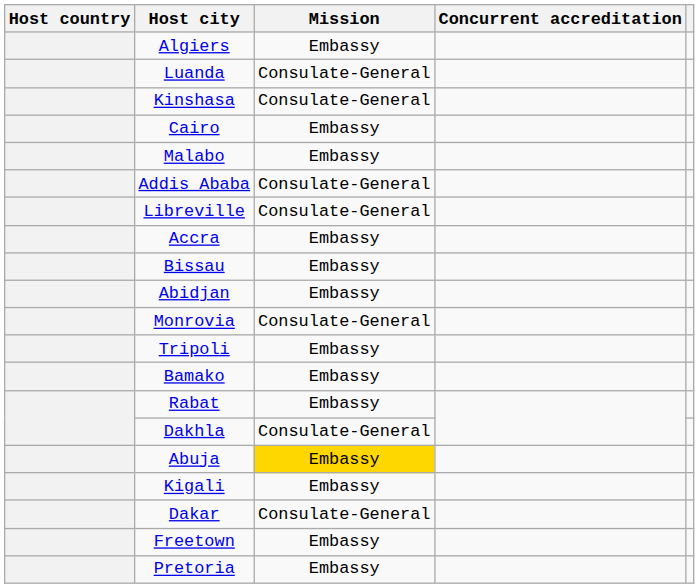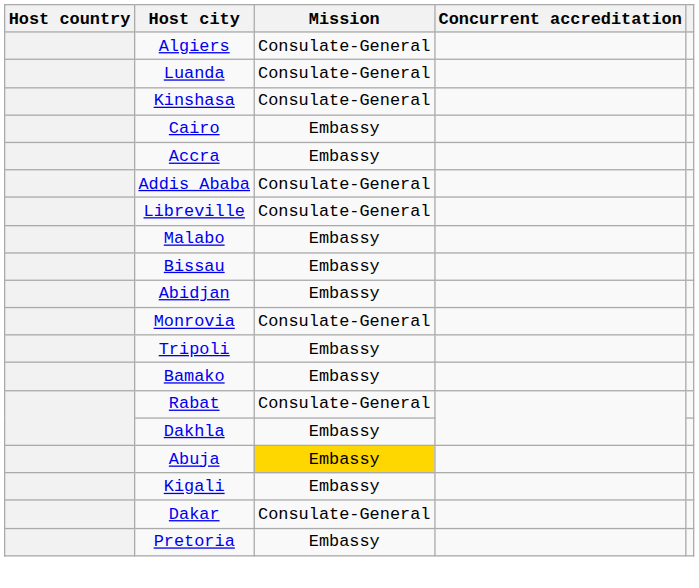(344, 46) Embassy -> (344, 46) Consulate-General
rows swapped: (194, 156) <-> (194, 239)
(344, 404) Embassy -> (344, 404) Consulate-General
(344, 432) Consulate-General -> (344, 432) Embassy
- row: (194, 542)
